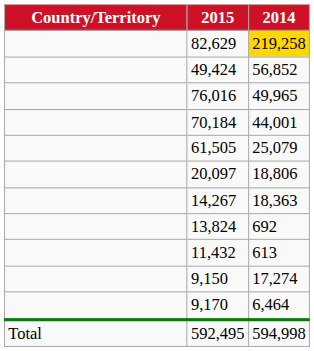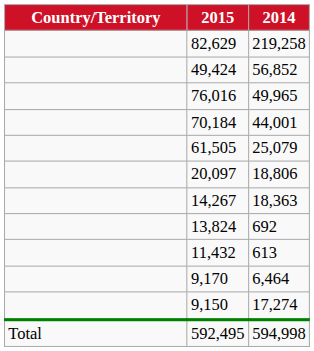(279, 43) gold background -> (279, 43) no background
rows swapped: (210, 305) <-> (210, 278)
